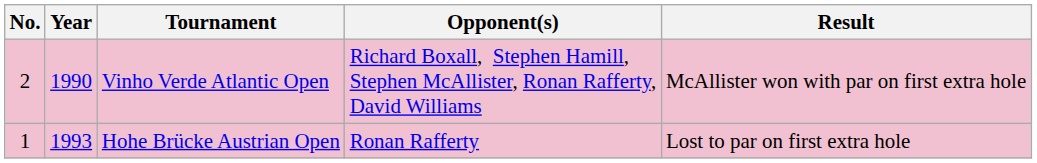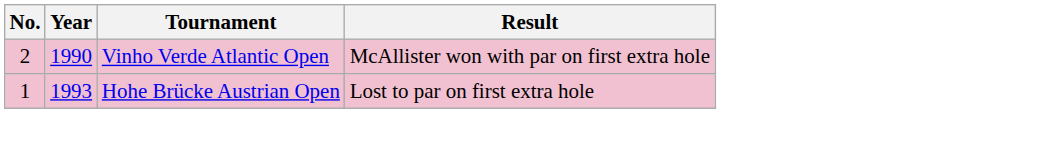- column: (503, 21)
